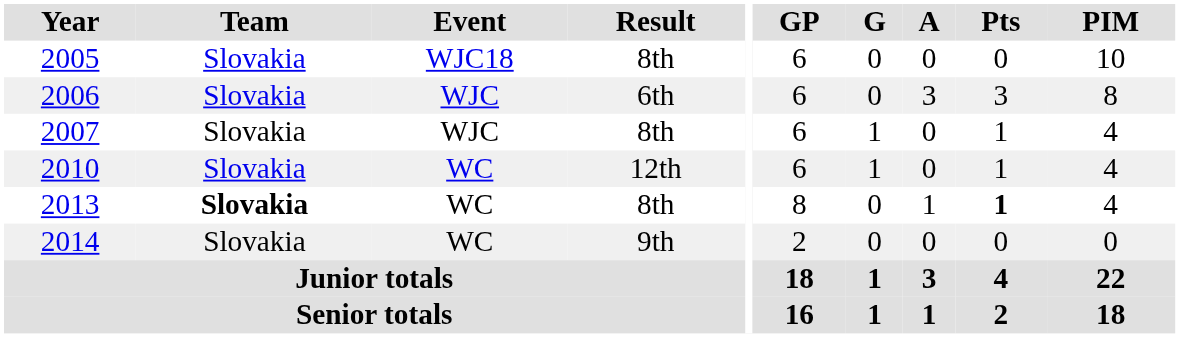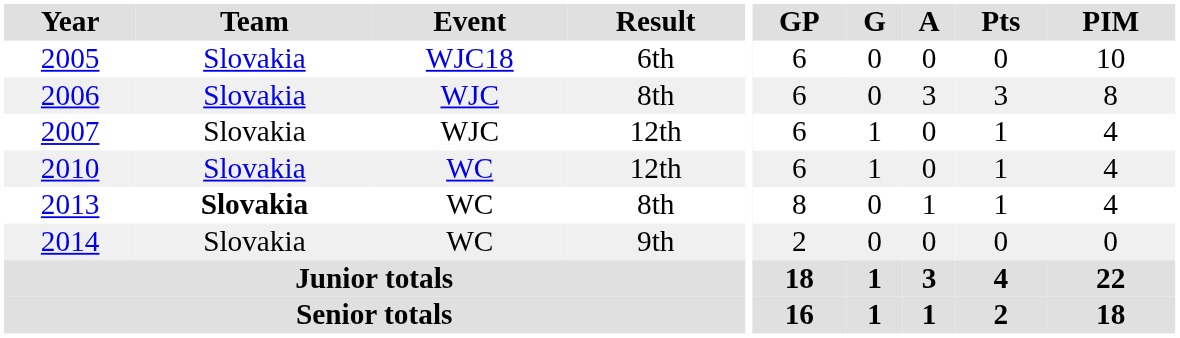(656, 58) 8th -> (656, 58) 6th
(656, 95) 6th -> (656, 95) 8th
(656, 131) 8th -> (656, 131) 12th
(1001, 204) bold -> (1001, 204) normal
